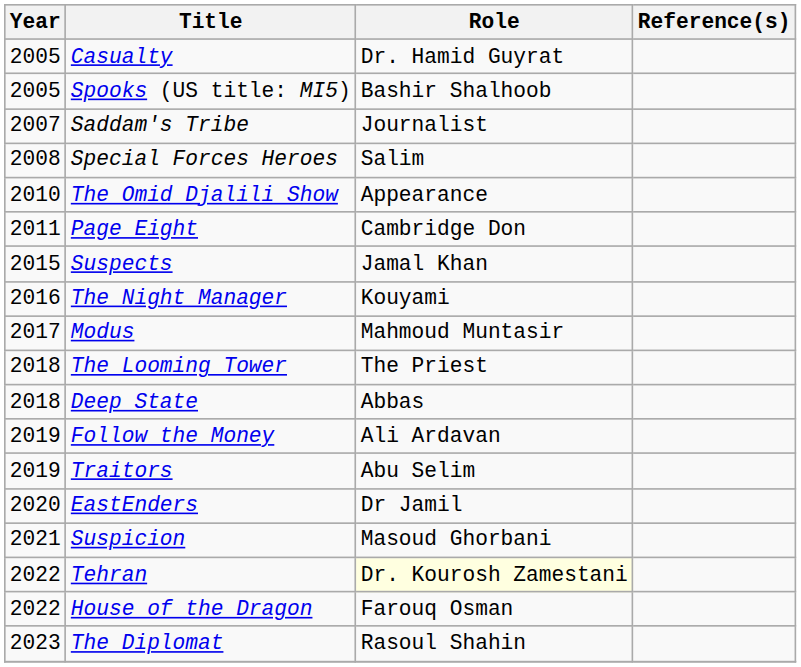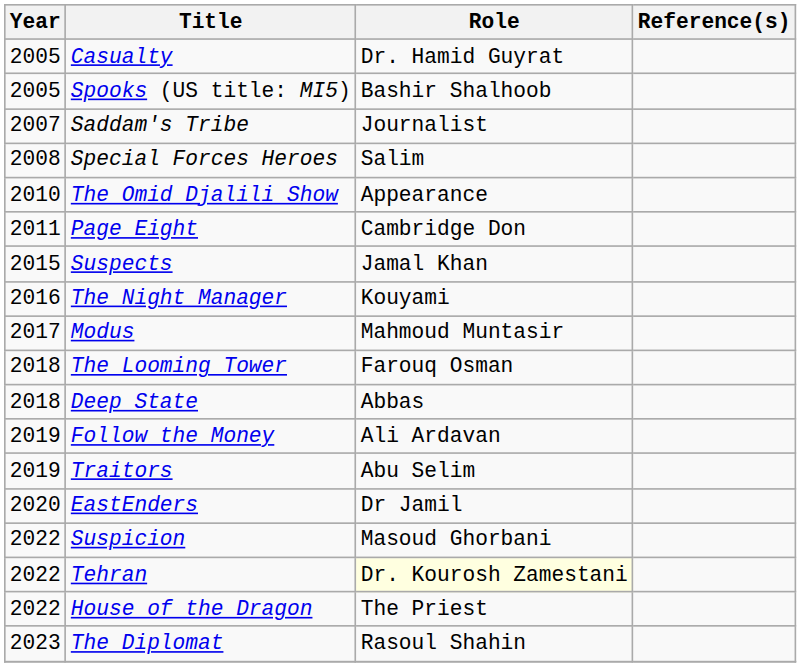(424, 367) The Priest -> (437, 367) Farouq Osman
(35, 540) 2021 -> (35, 540) 2022
(437, 609) Farouq Osman -> (424, 609) The Priest
